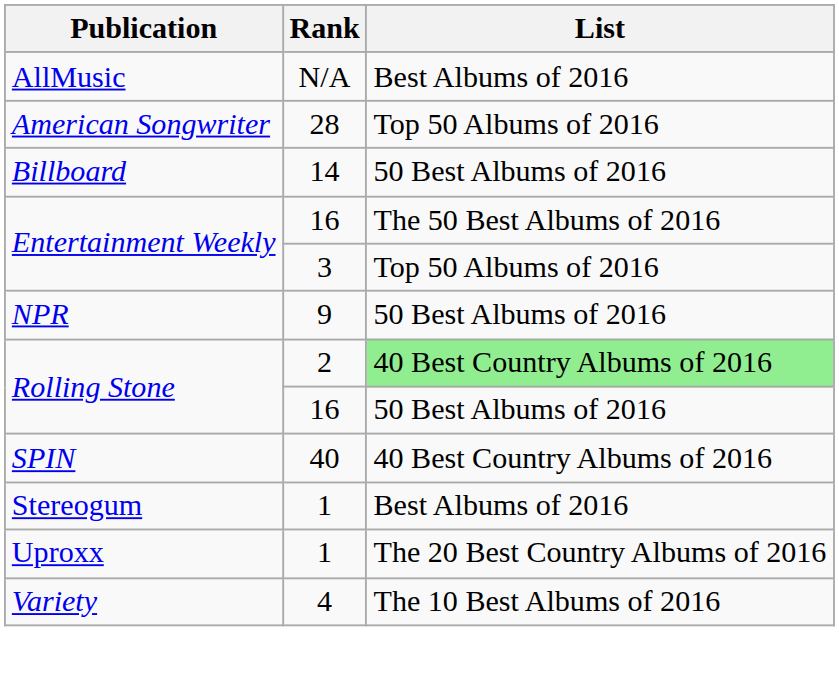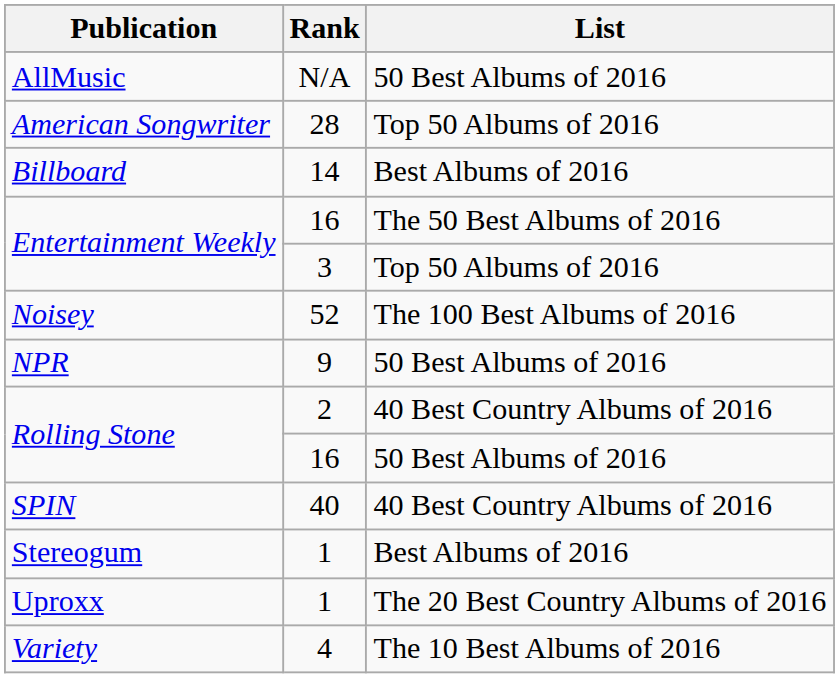(501, 76) Best Albums of 2016 -> (520, 76) 50 Best Albums of 2016
(520, 171) 50 Best Albums of 2016 -> (501, 171) Best Albums of 2016
+ row: (53, 314)
(573, 362) lightgreen background -> (573, 409) no background
